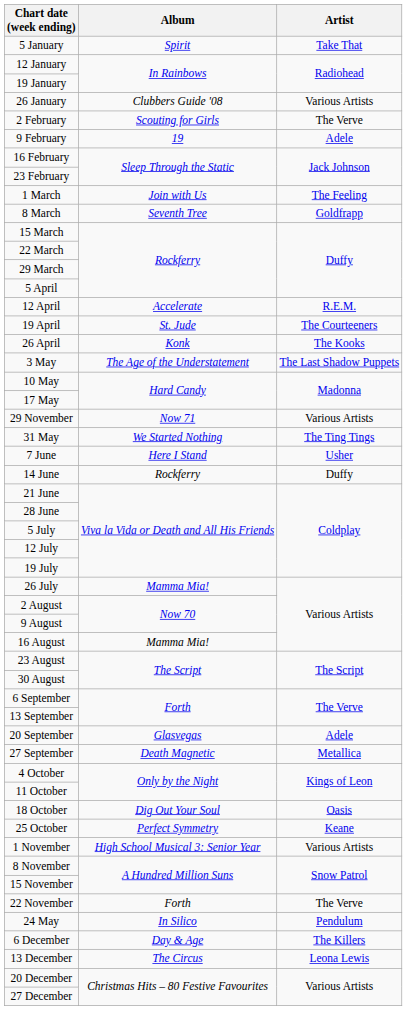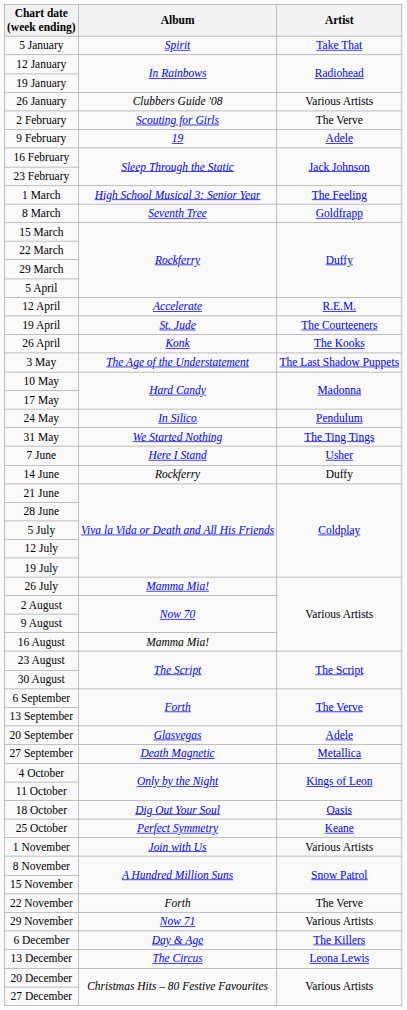(178, 194) Join with Us -> (178, 194) High School Musical 3: Senior Year
rows swapped: (41, 921) <-> (41, 418)
(178, 846) High School Musical 3: Senior Year -> (178, 846) Join with Us
